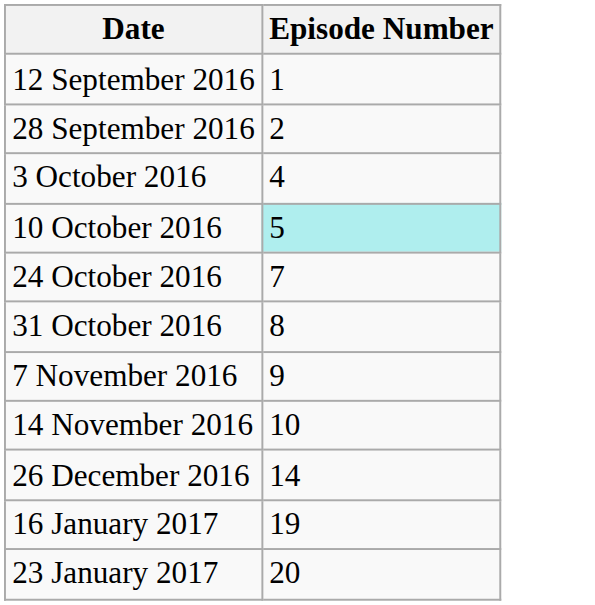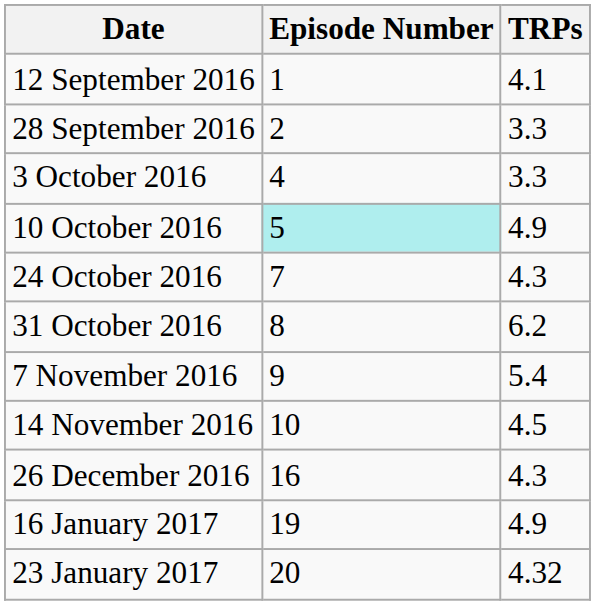+ column: (545, 29)
(285, 474) 14 -> (285, 474) 16
